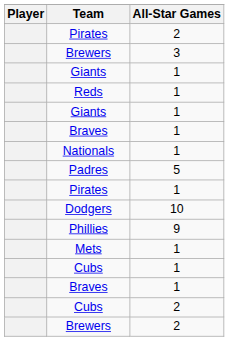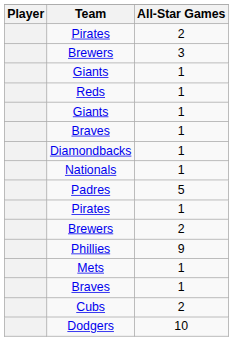+ row: (91, 151)
rows swapped: (88, 209) <-> (88, 326)
- row: (88, 268)
